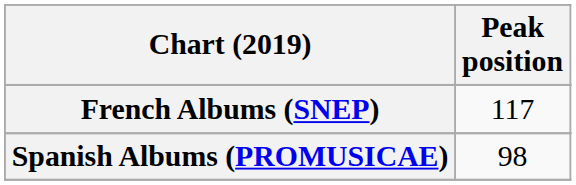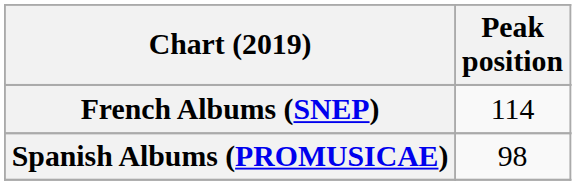(513, 108) 117 -> (513, 108) 114
